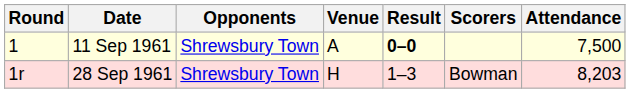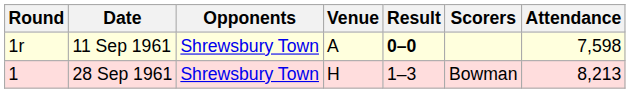(14, 46) 1 -> (16, 46) 1r
(599, 46) 7,500 -> (599, 46) 7,598
(16, 74) 1r -> (14, 74) 1
(599, 74) 8,203 -> (599, 74) 8,213
